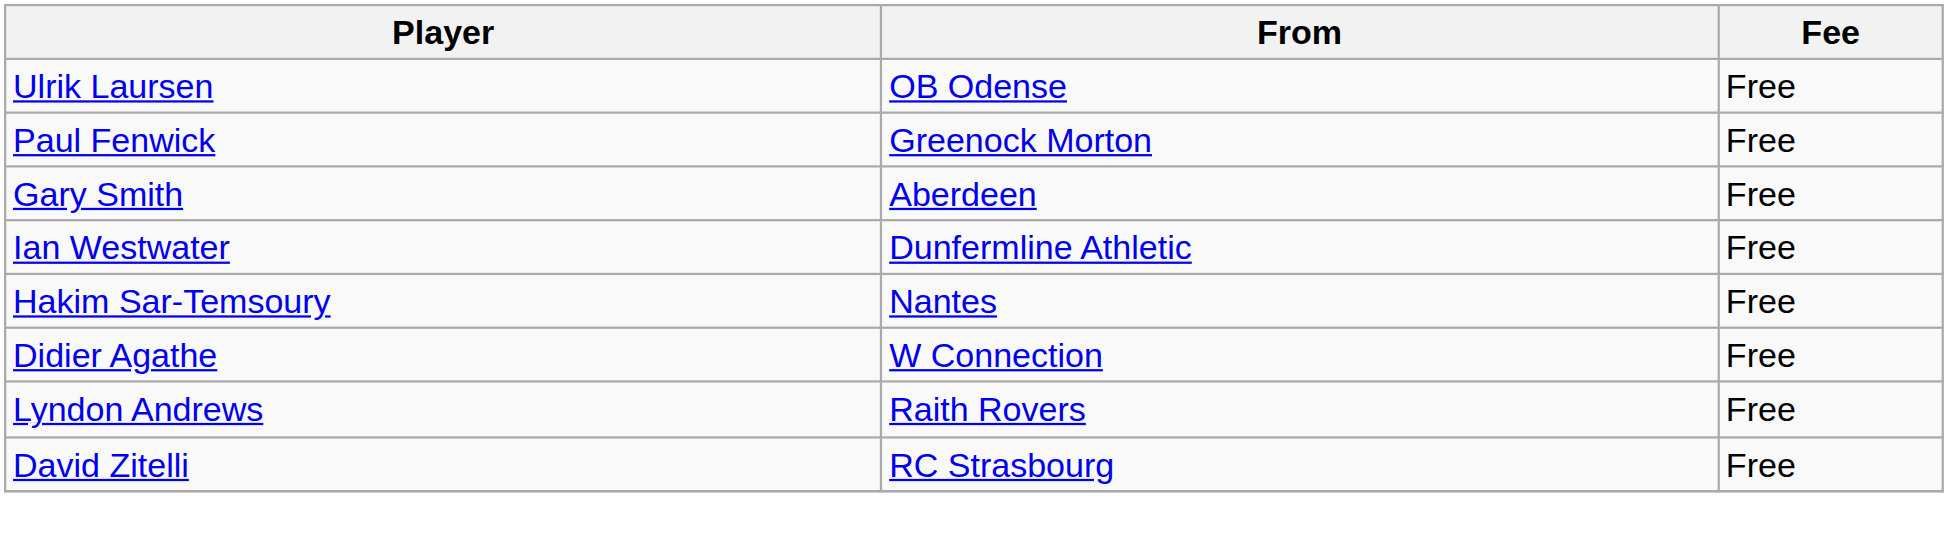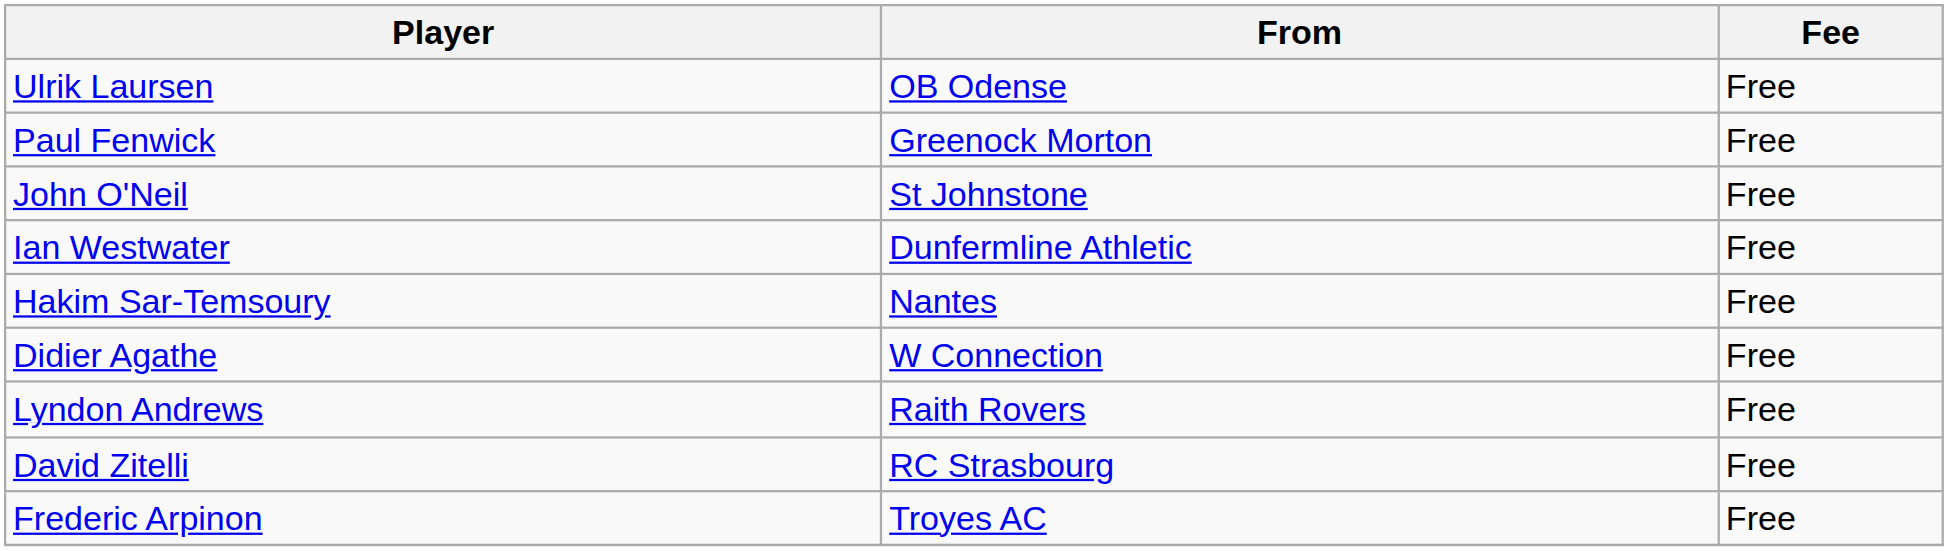+ row: (100, 194)
- row: (98, 194)
+ row: (138, 517)
